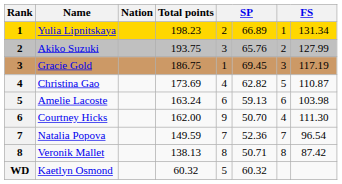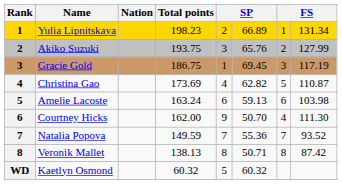(254, 135) 52.36 -> (254, 135) 55.36
(314, 135) 96.54 -> (314, 135) 93.52
